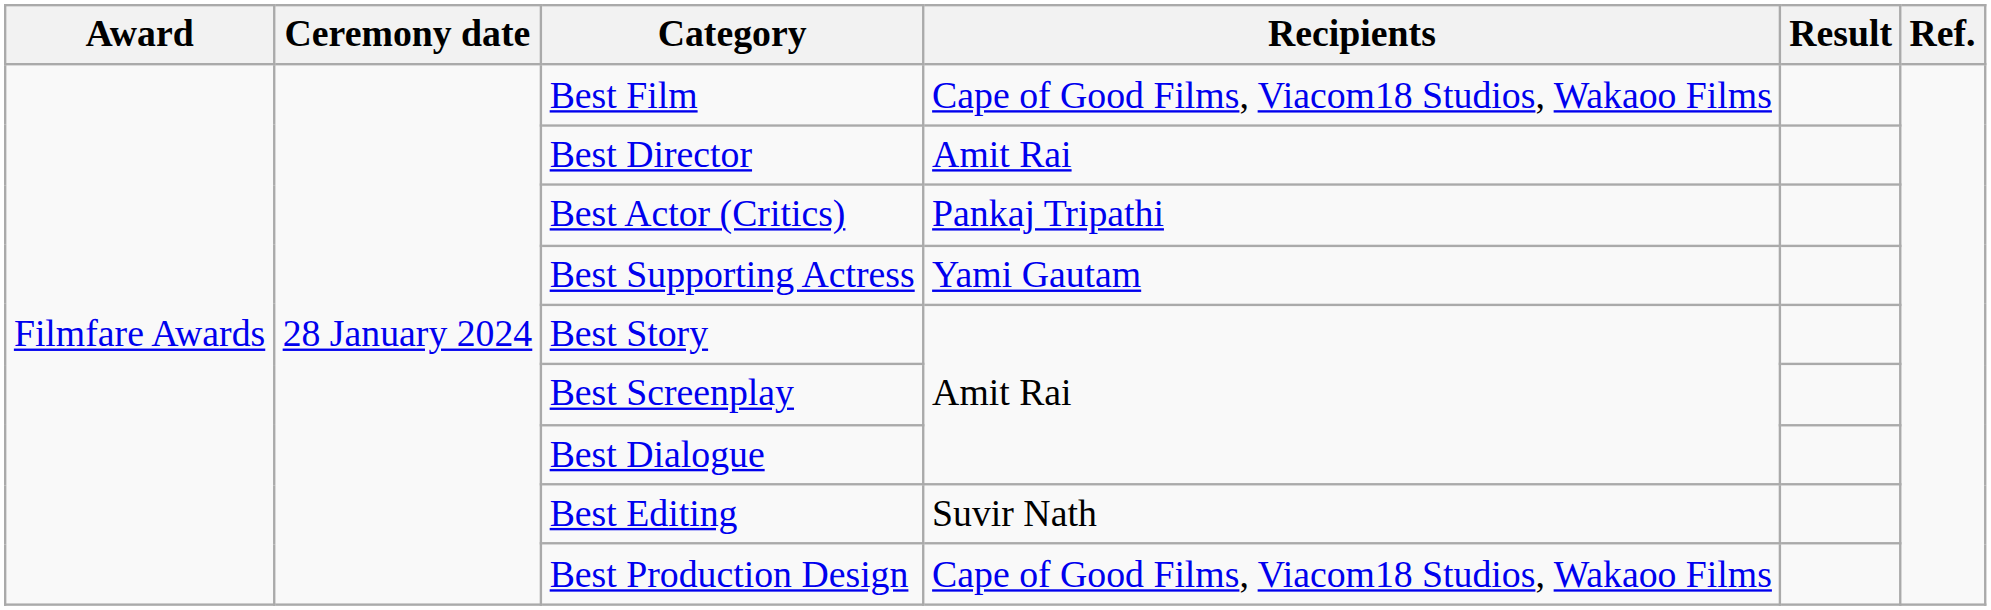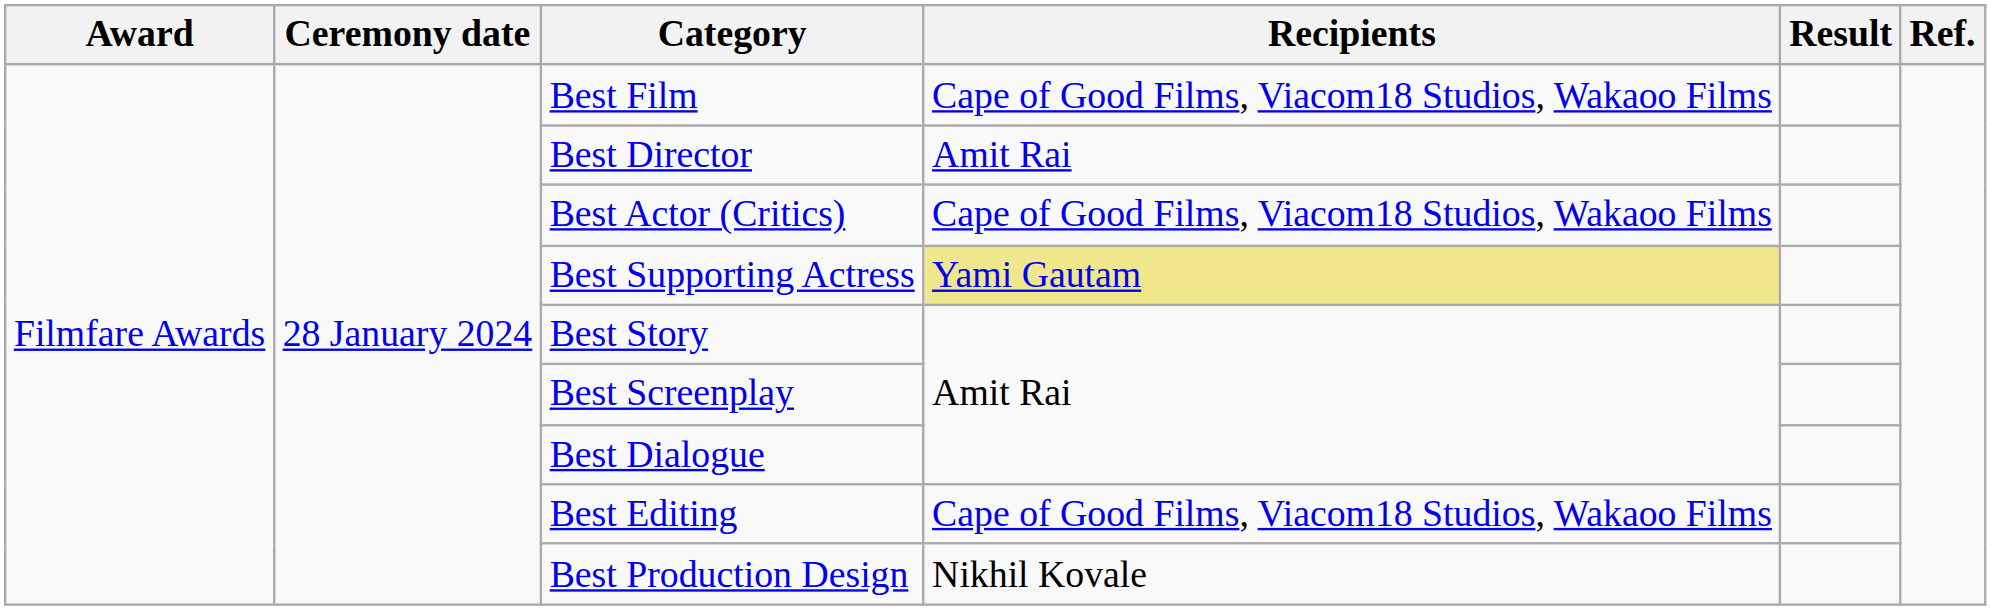(1048, 214) Pankaj Tripathi -> (1352, 214) Cape of Good Films, Viacom18 Studios, Wakaoo Films
(1037, 273) no background -> (1037, 273) khaki background
(1014, 513) Suvir Nath -> (1352, 513) Cape of Good Films, Viacom18 Studios, Wakaoo Films
(1352, 573) Cape of Good Films, Viacom18 Studios, Wakaoo Films -> (1040, 573) Nikhil Kovale
